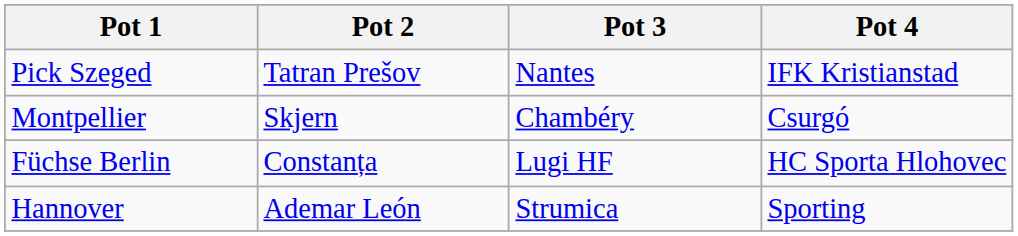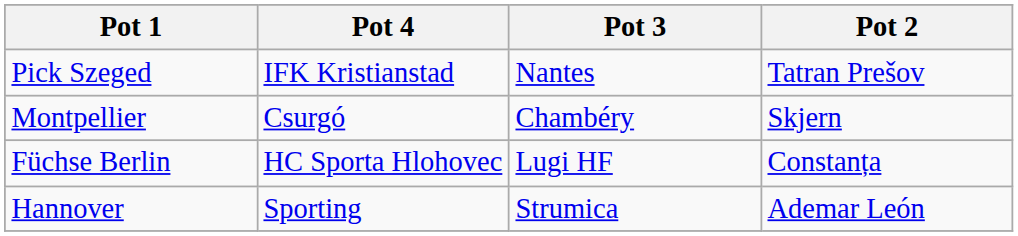columns swapped: (383, 27) <-> (887, 27)
